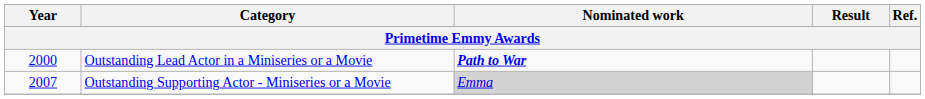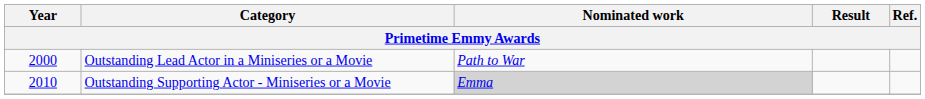(492, 60) bold -> (491, 60) normal
(43, 82) 2007 -> (43, 82) 2010
